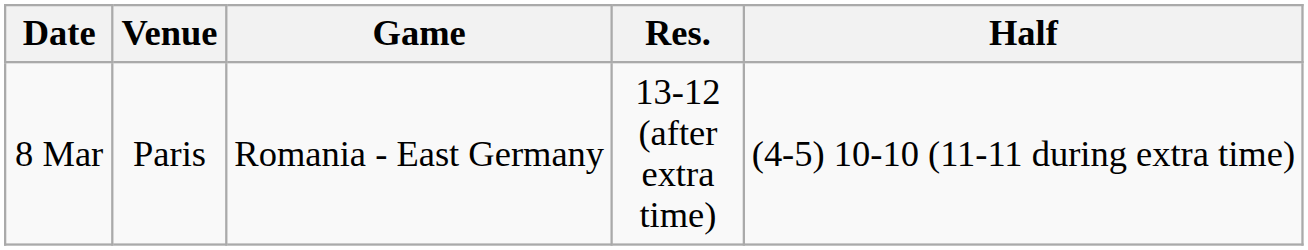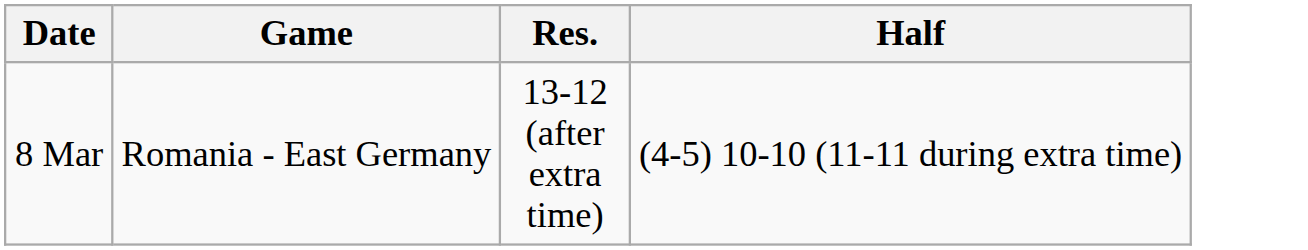- column: (170, 33)
